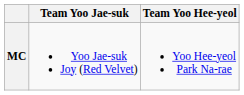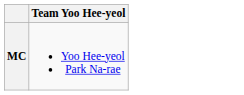- column: (85, 13)
